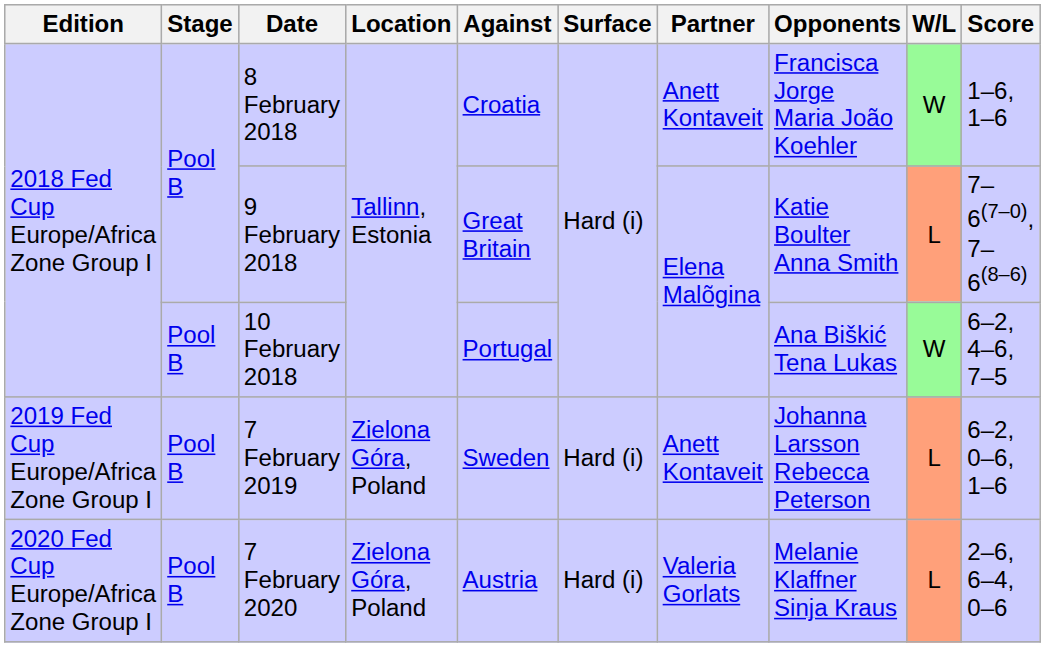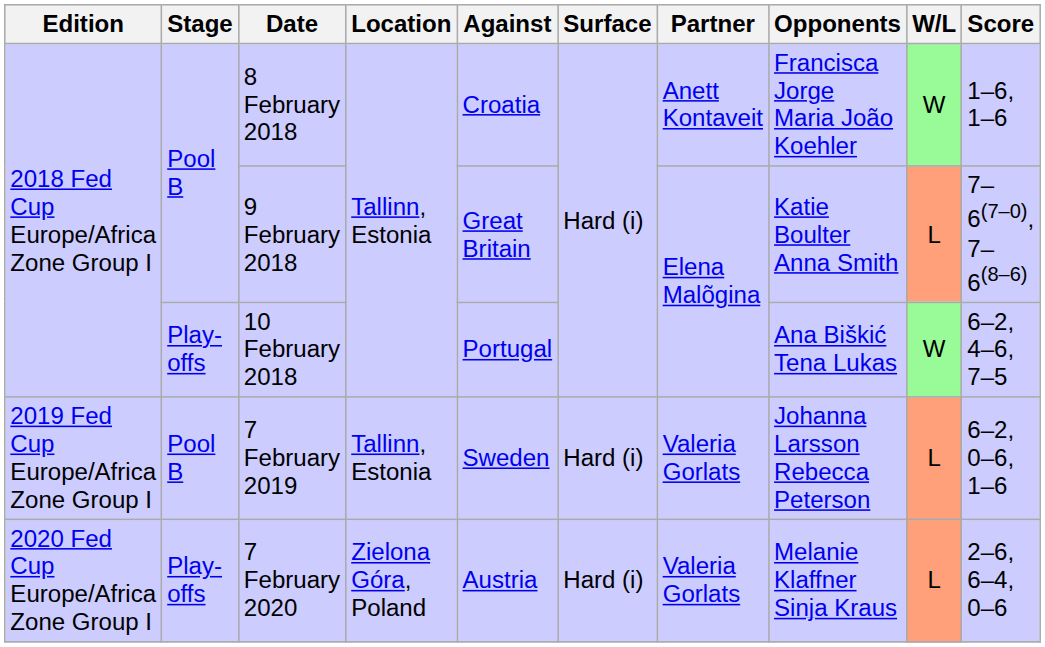(191, 348) Pool B -> (195, 348) Play-offs
(391, 457) Zielona Góra, Poland -> (391, 457) Tallinn, Estonia
(713, 457) Anett Kontaveit -> (701, 457) Valeria Gorlats
(191, 580) Pool B -> (195, 580) Play-offs
